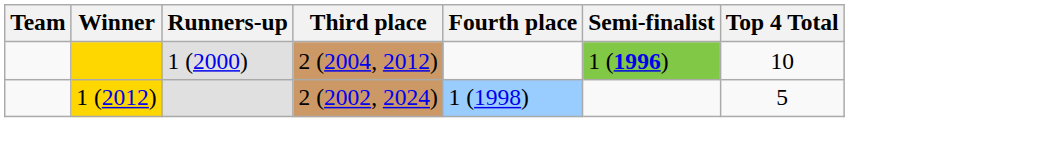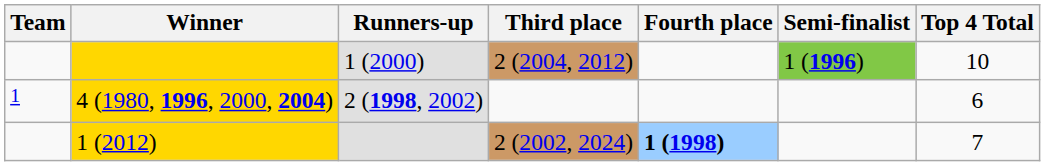+ row: (205, 100)
(489, 97) normal -> (684, 141) bold
(782, 97) 5 -> (977, 141) 7
